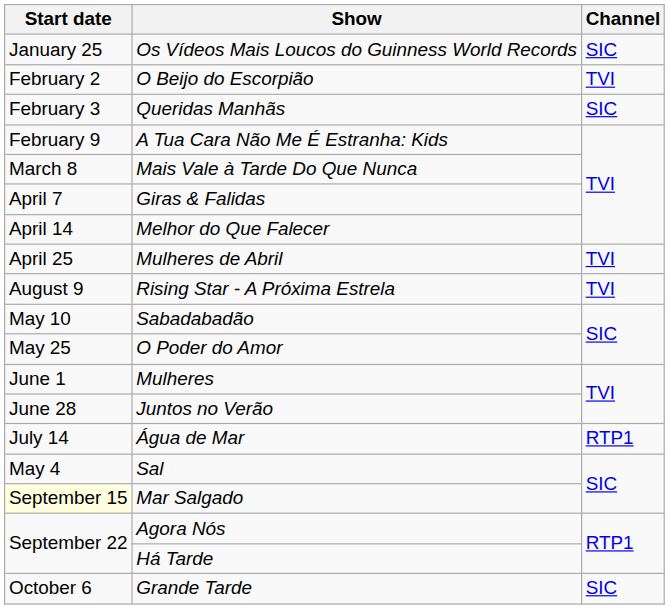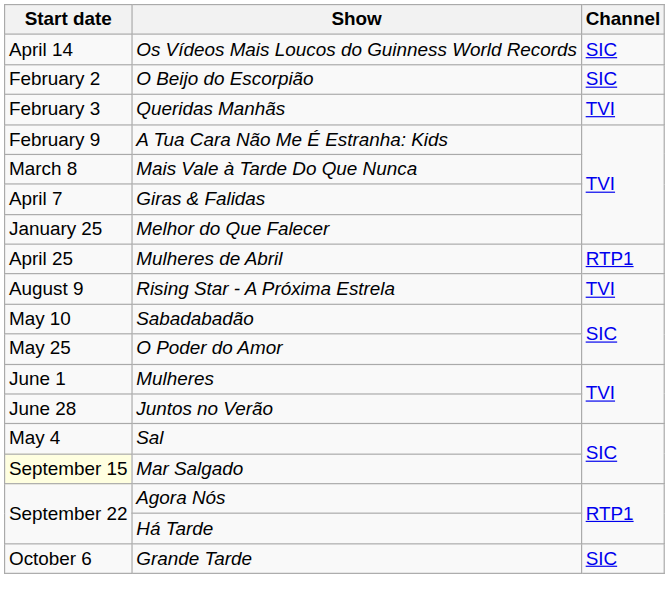(56, 49) January 25 -> (41, 49) April 14
(600, 79) TVI -> (601, 79) SIC
(601, 109) SIC -> (600, 109) TVI
(41, 229) April 14 -> (56, 229) January 25
(600, 259) TVI -> (610, 259) RTP1
- row: (190, 438)
